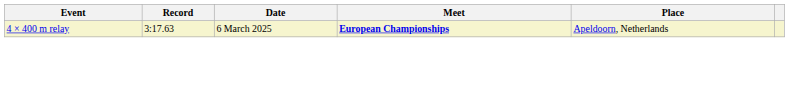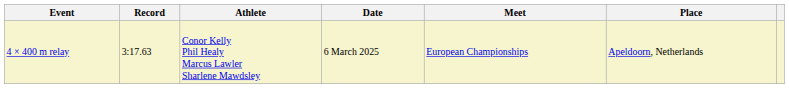+ column: (251, 12)
(394, 29) bold -> (477, 52) normal
